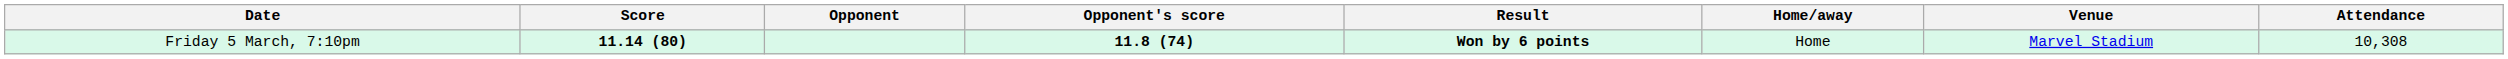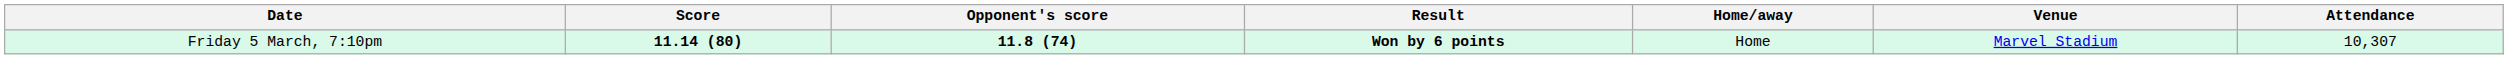- column: (865, 17)
(2381, 41) 10,308 -> (2370, 41) 10,307
